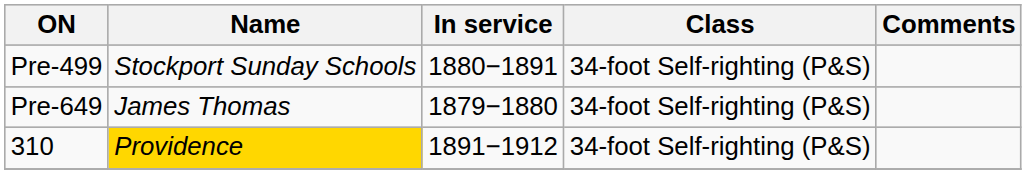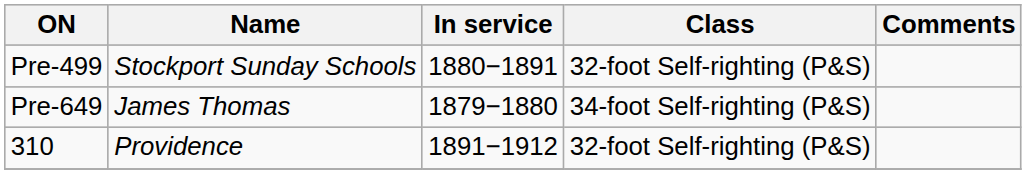(720, 65) 34-foot Self-righting (P&S) -> (720, 65) 32-foot Self-righting (P&S)
(179, 147) gold background -> (179, 147) no background
(720, 147) 34-foot Self-righting (P&S) -> (720, 147) 32-foot Self-righting (P&S)
